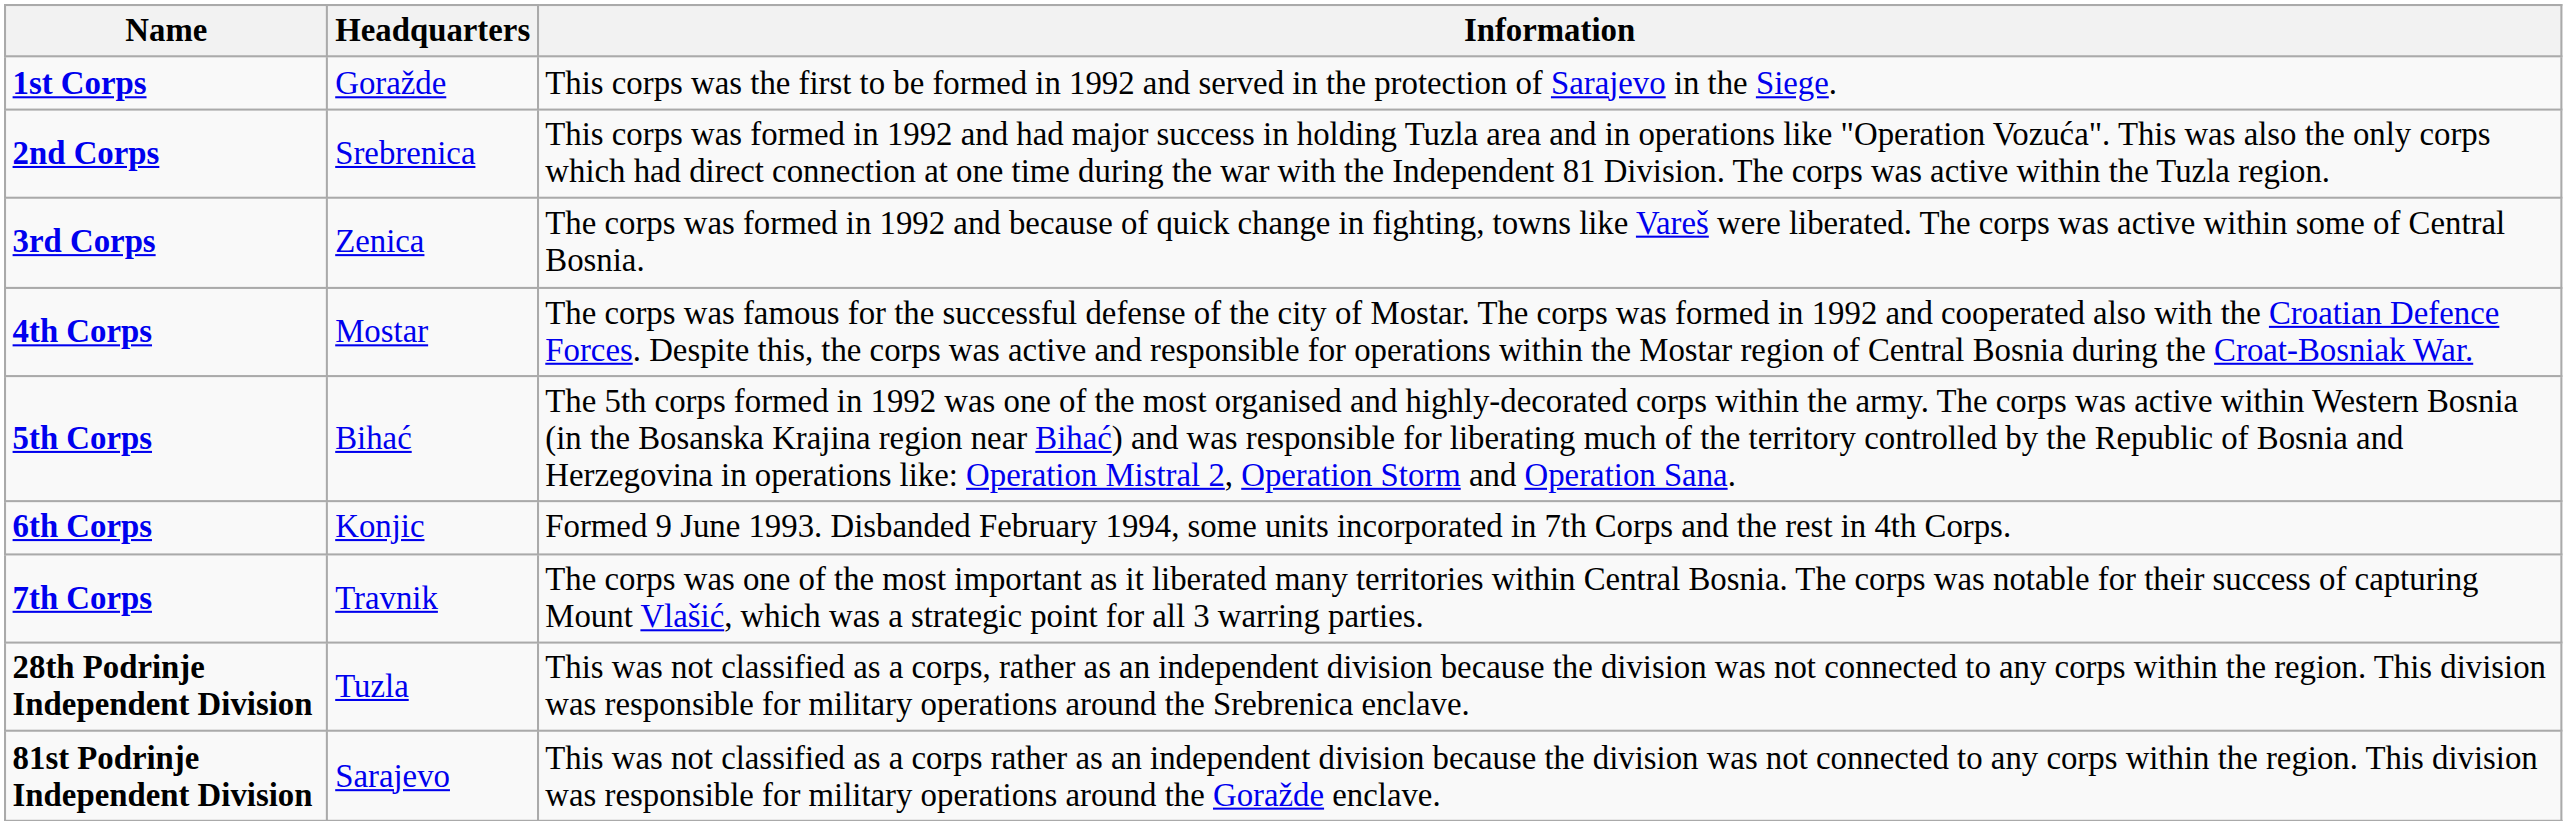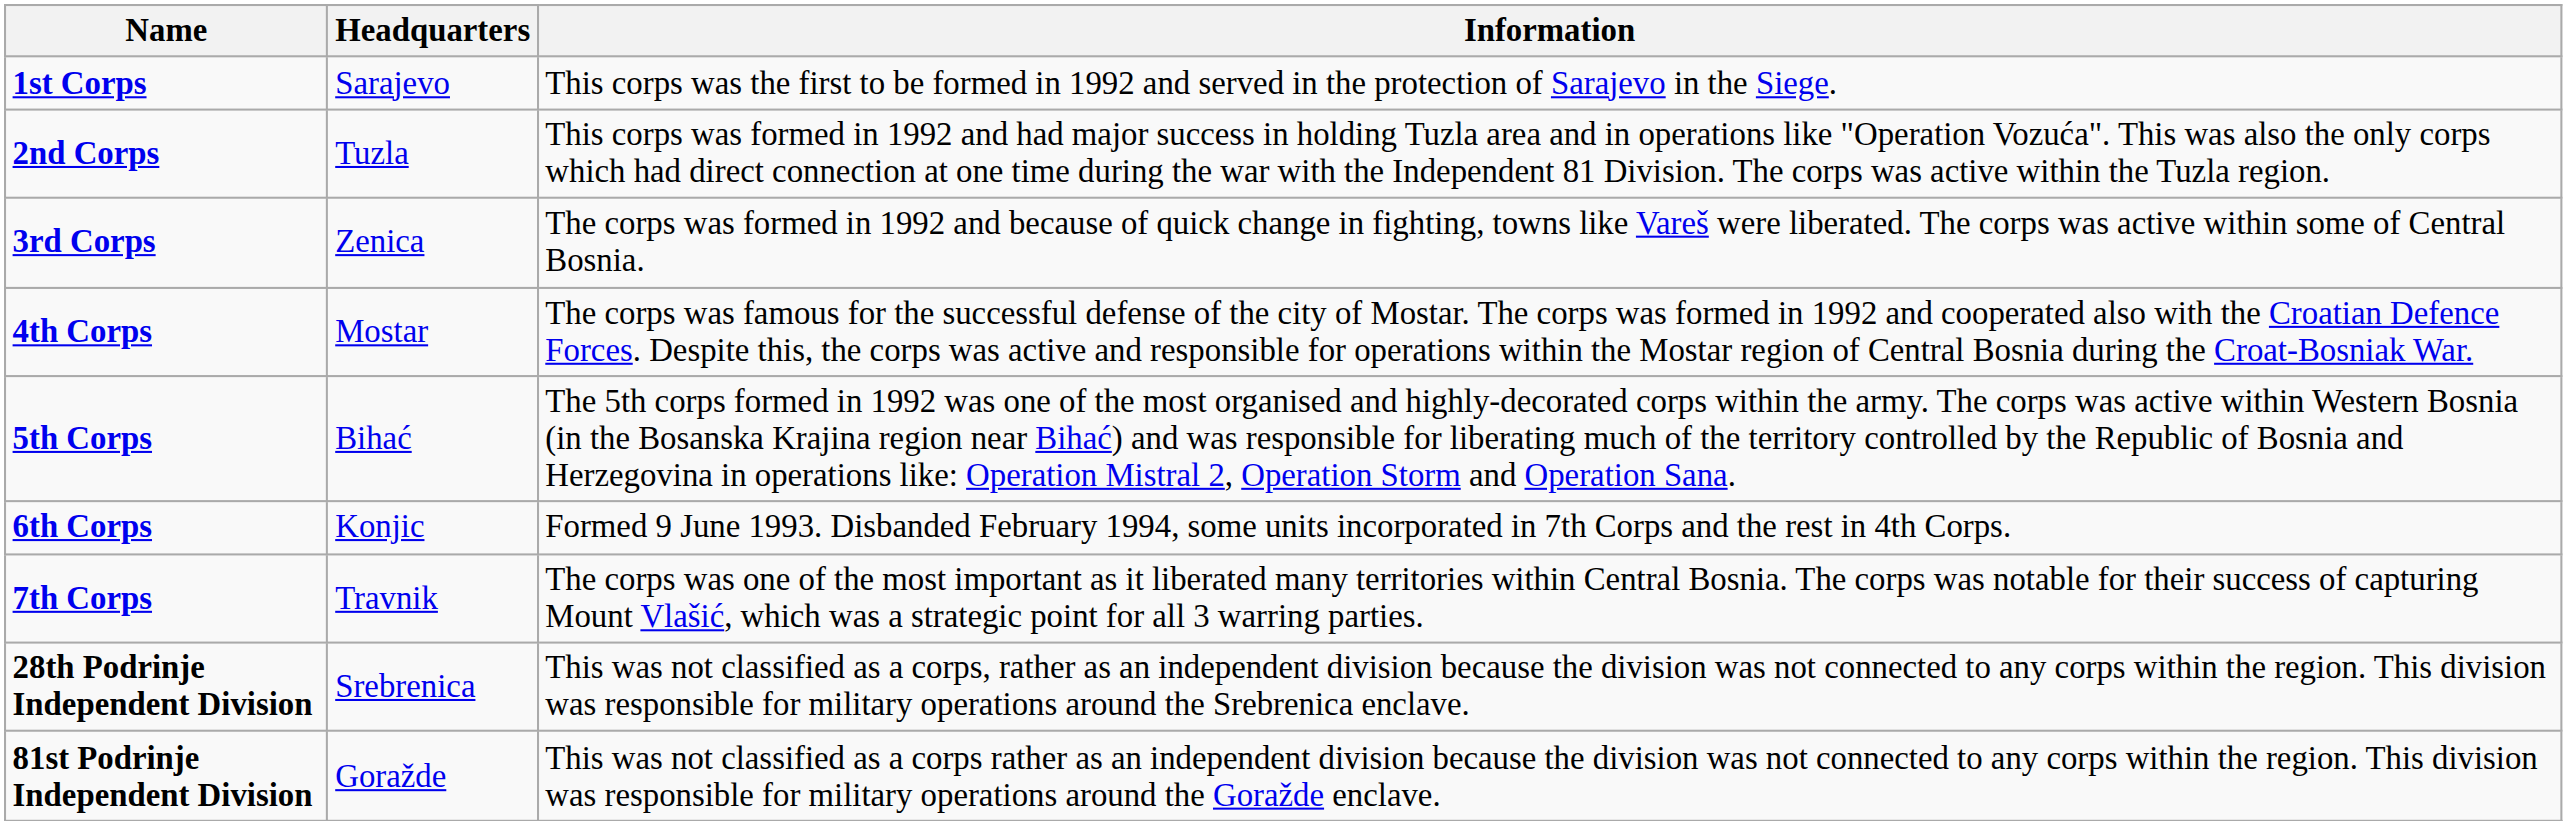(391, 82) Goražde -> (393, 82) Sarajevo
(405, 152) Srebrenica -> (372, 152) Tuzla
(372, 686) Tuzla -> (405, 686) Srebrenica
(393, 775) Sarajevo -> (391, 775) Goražde
